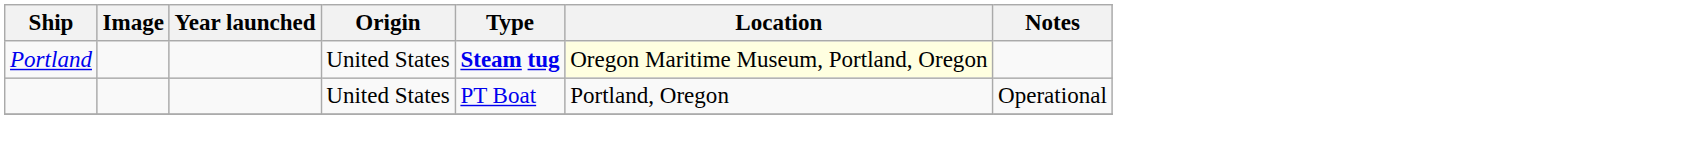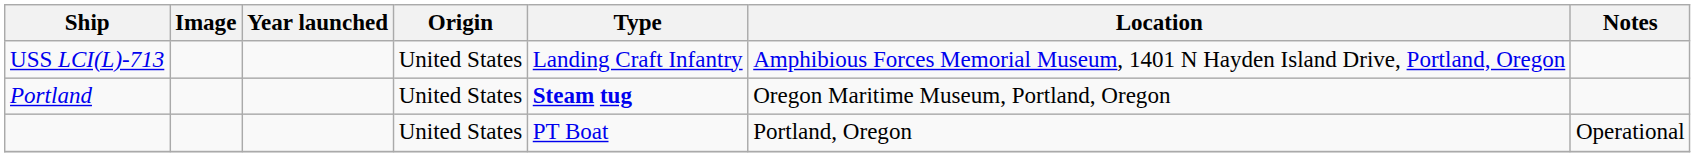+ row: (87, 59)
(779, 59) lightyellow background -> (962, 95) no background
